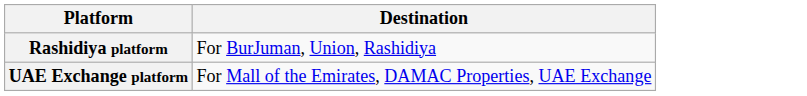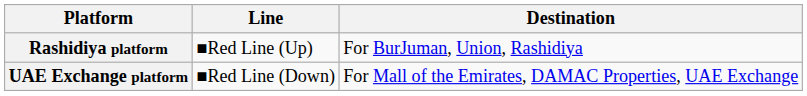+ column: (266, 18)
